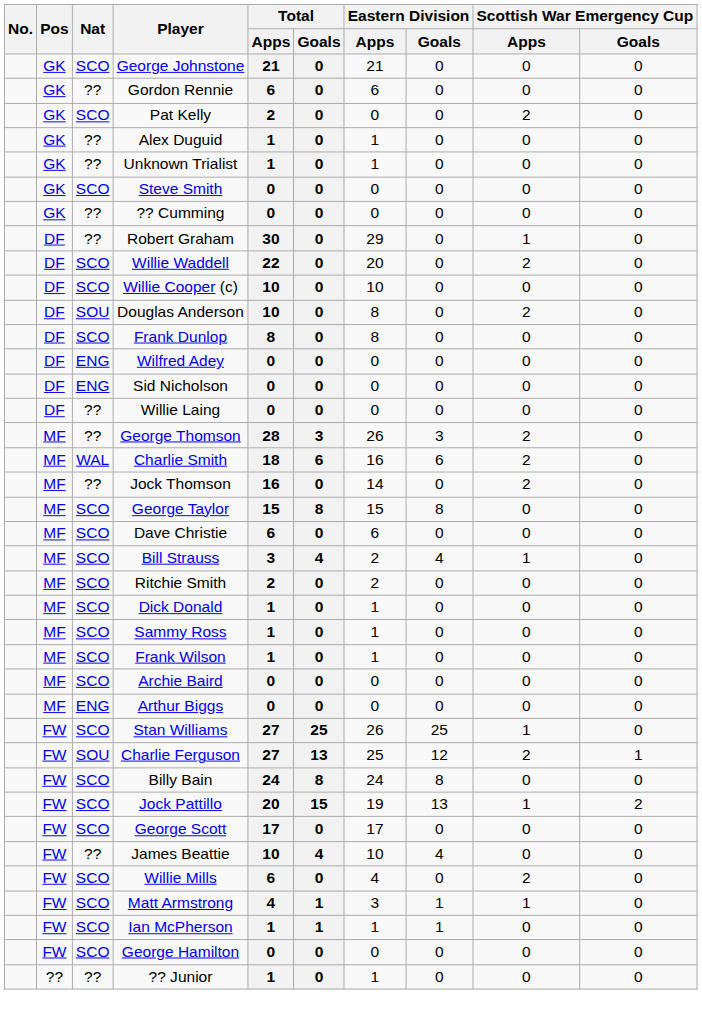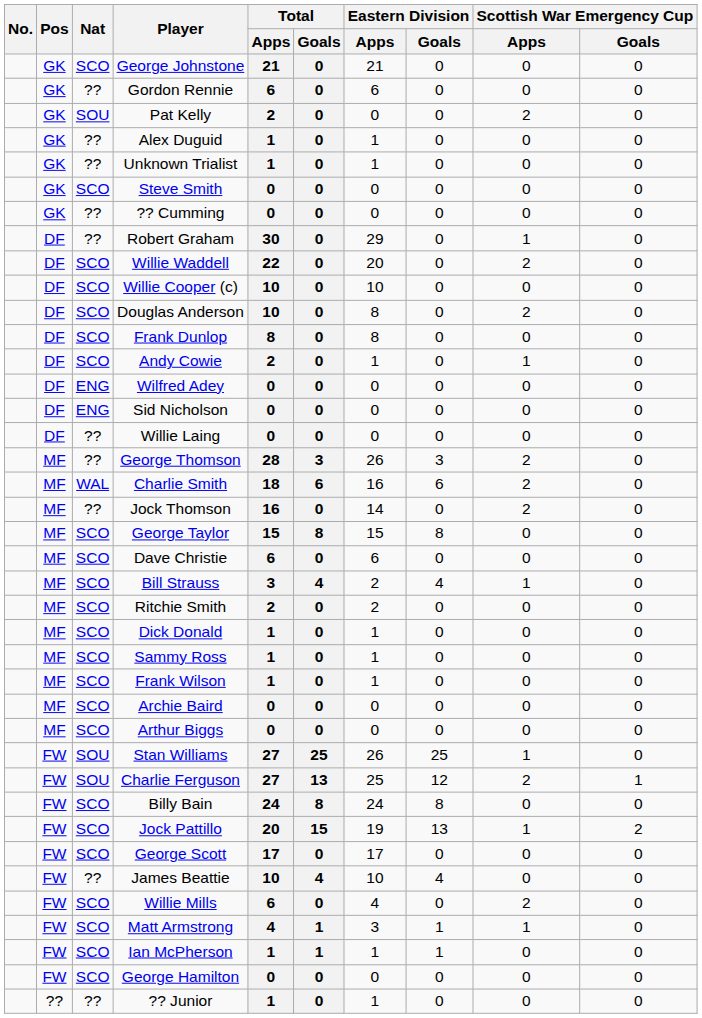(93, 115) SCO -> (93, 115) SOU
(93, 312) SOU -> (93, 312) SCO
+ row: (180, 361)
(93, 705) ENG -> (93, 730) SCO
(93, 730) SCO -> (93, 755) SOU
